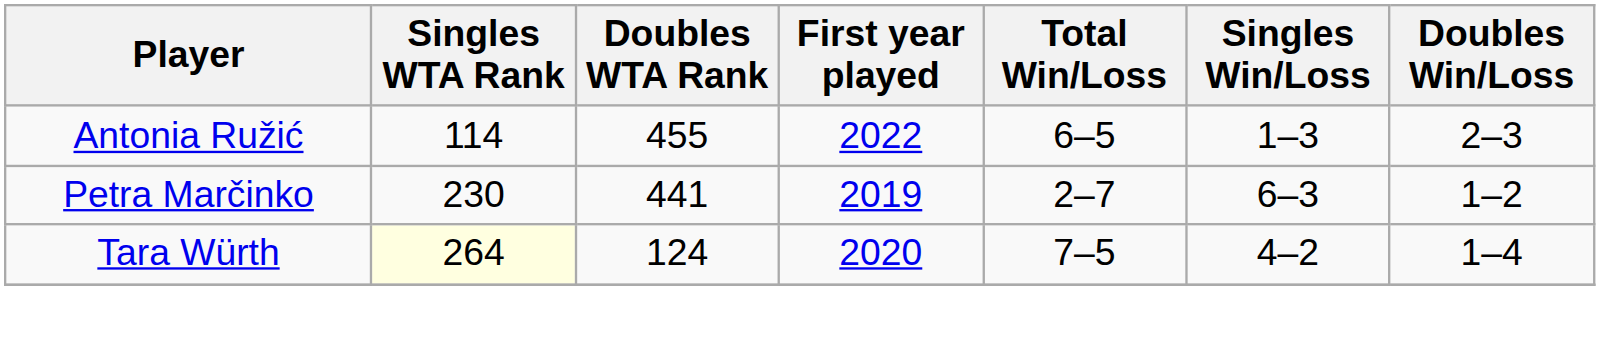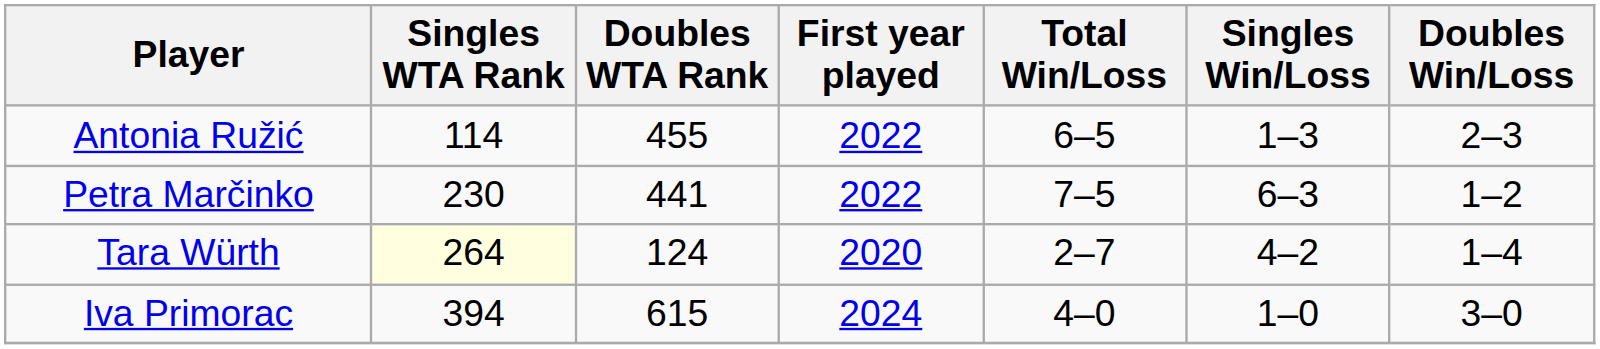(881, 194) 2019 -> (881, 194) 2022
(1084, 194) 2–7 -> (1084, 194) 7–5
(1084, 253) 7–5 -> (1084, 253) 2–7
+ row: (188, 312)
